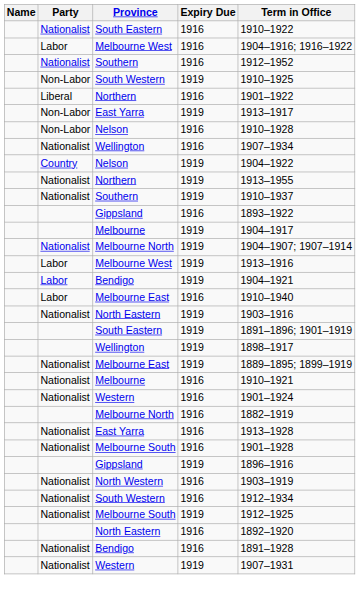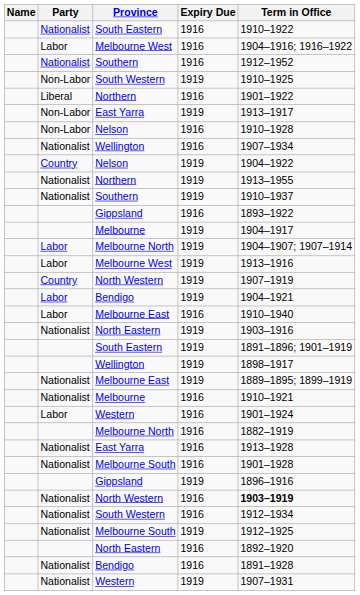(65, 247) Nationalist -> (54, 247) Labor
+ row: (129, 280)
(65, 398) Nationalist -> (54, 414) Labor
(267, 481) normal -> (267, 498) bold
